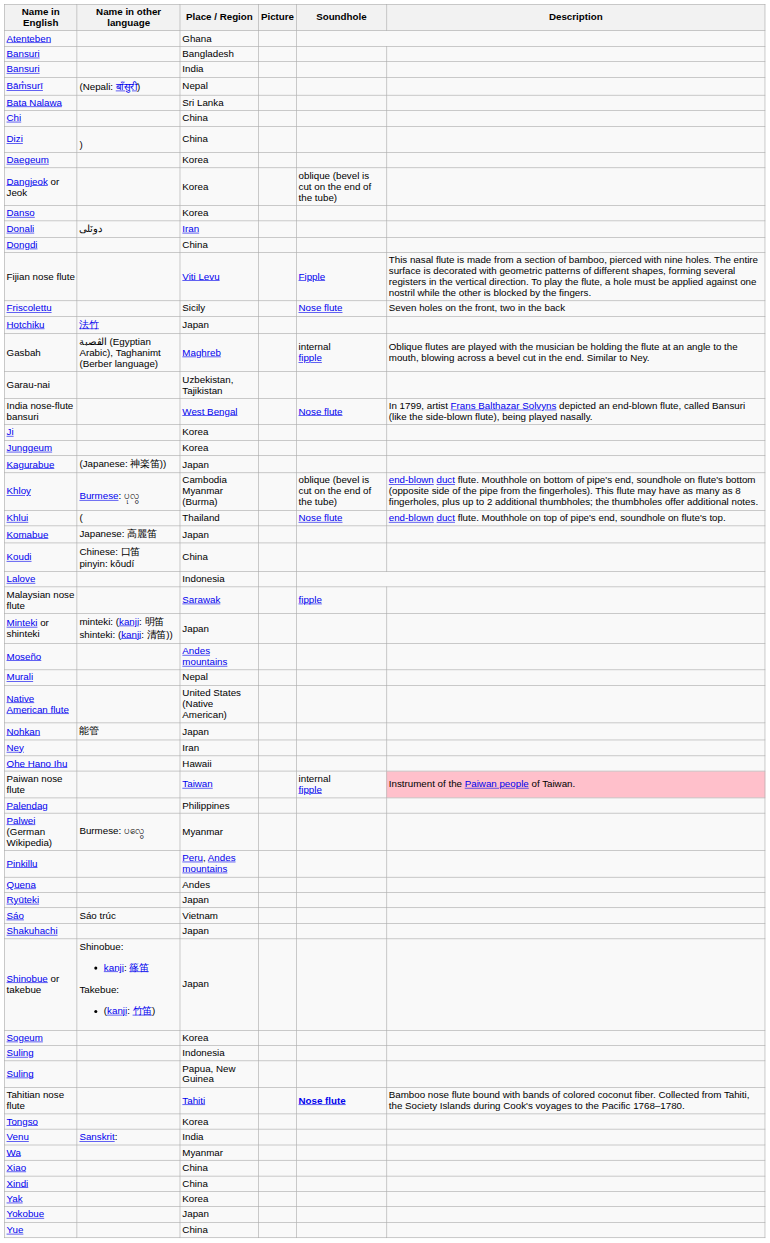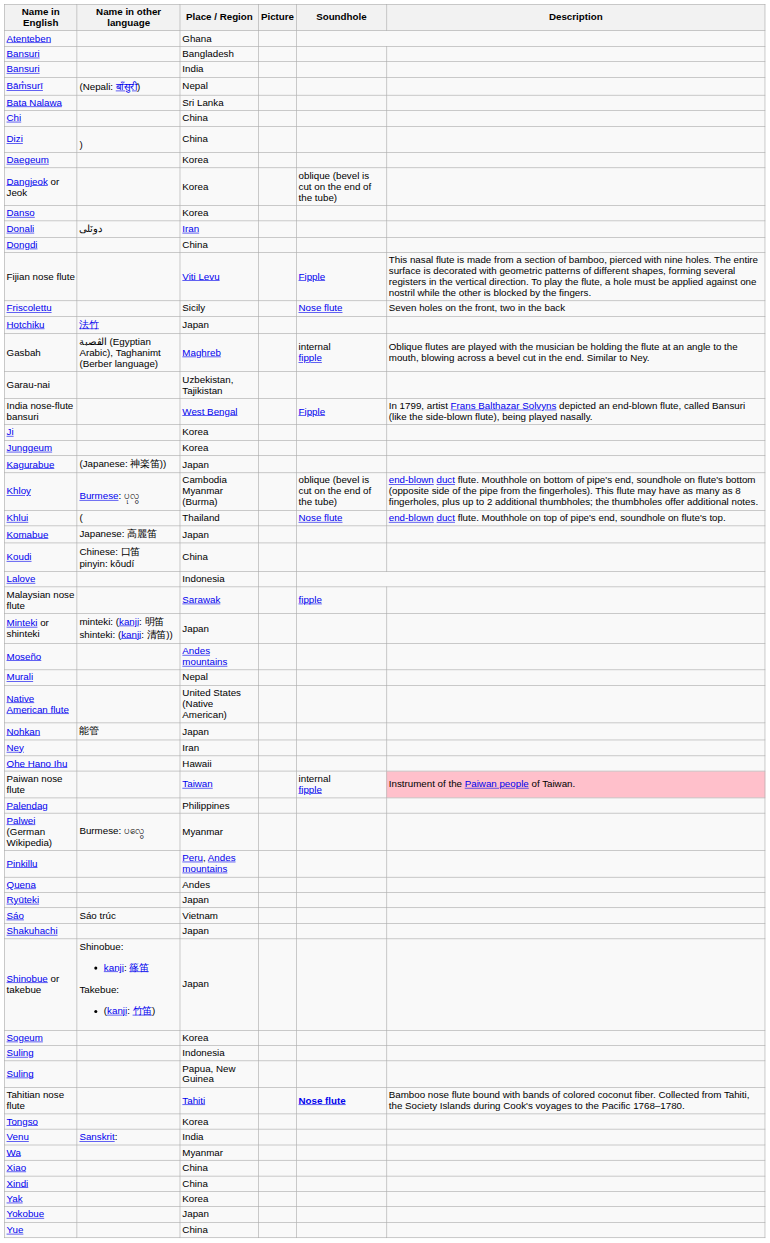(321, 411) Nose flute -> (312, 411) Fipple
